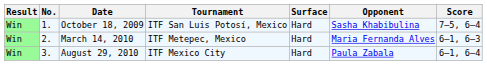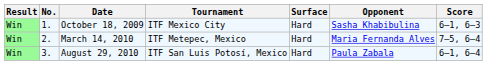(218, 25) ITF San Luis Potosí, Mexico -> (187, 25) ITF Mexico City
(460, 25) 7–5, 6–4 -> (460, 25) 6–1, 6–3
(460, 39) 6–1, 6–3 -> (460, 39) 7–5, 6–4
(187, 53) ITF Mexico City -> (218, 53) ITF San Luis Potosí, Mexico
